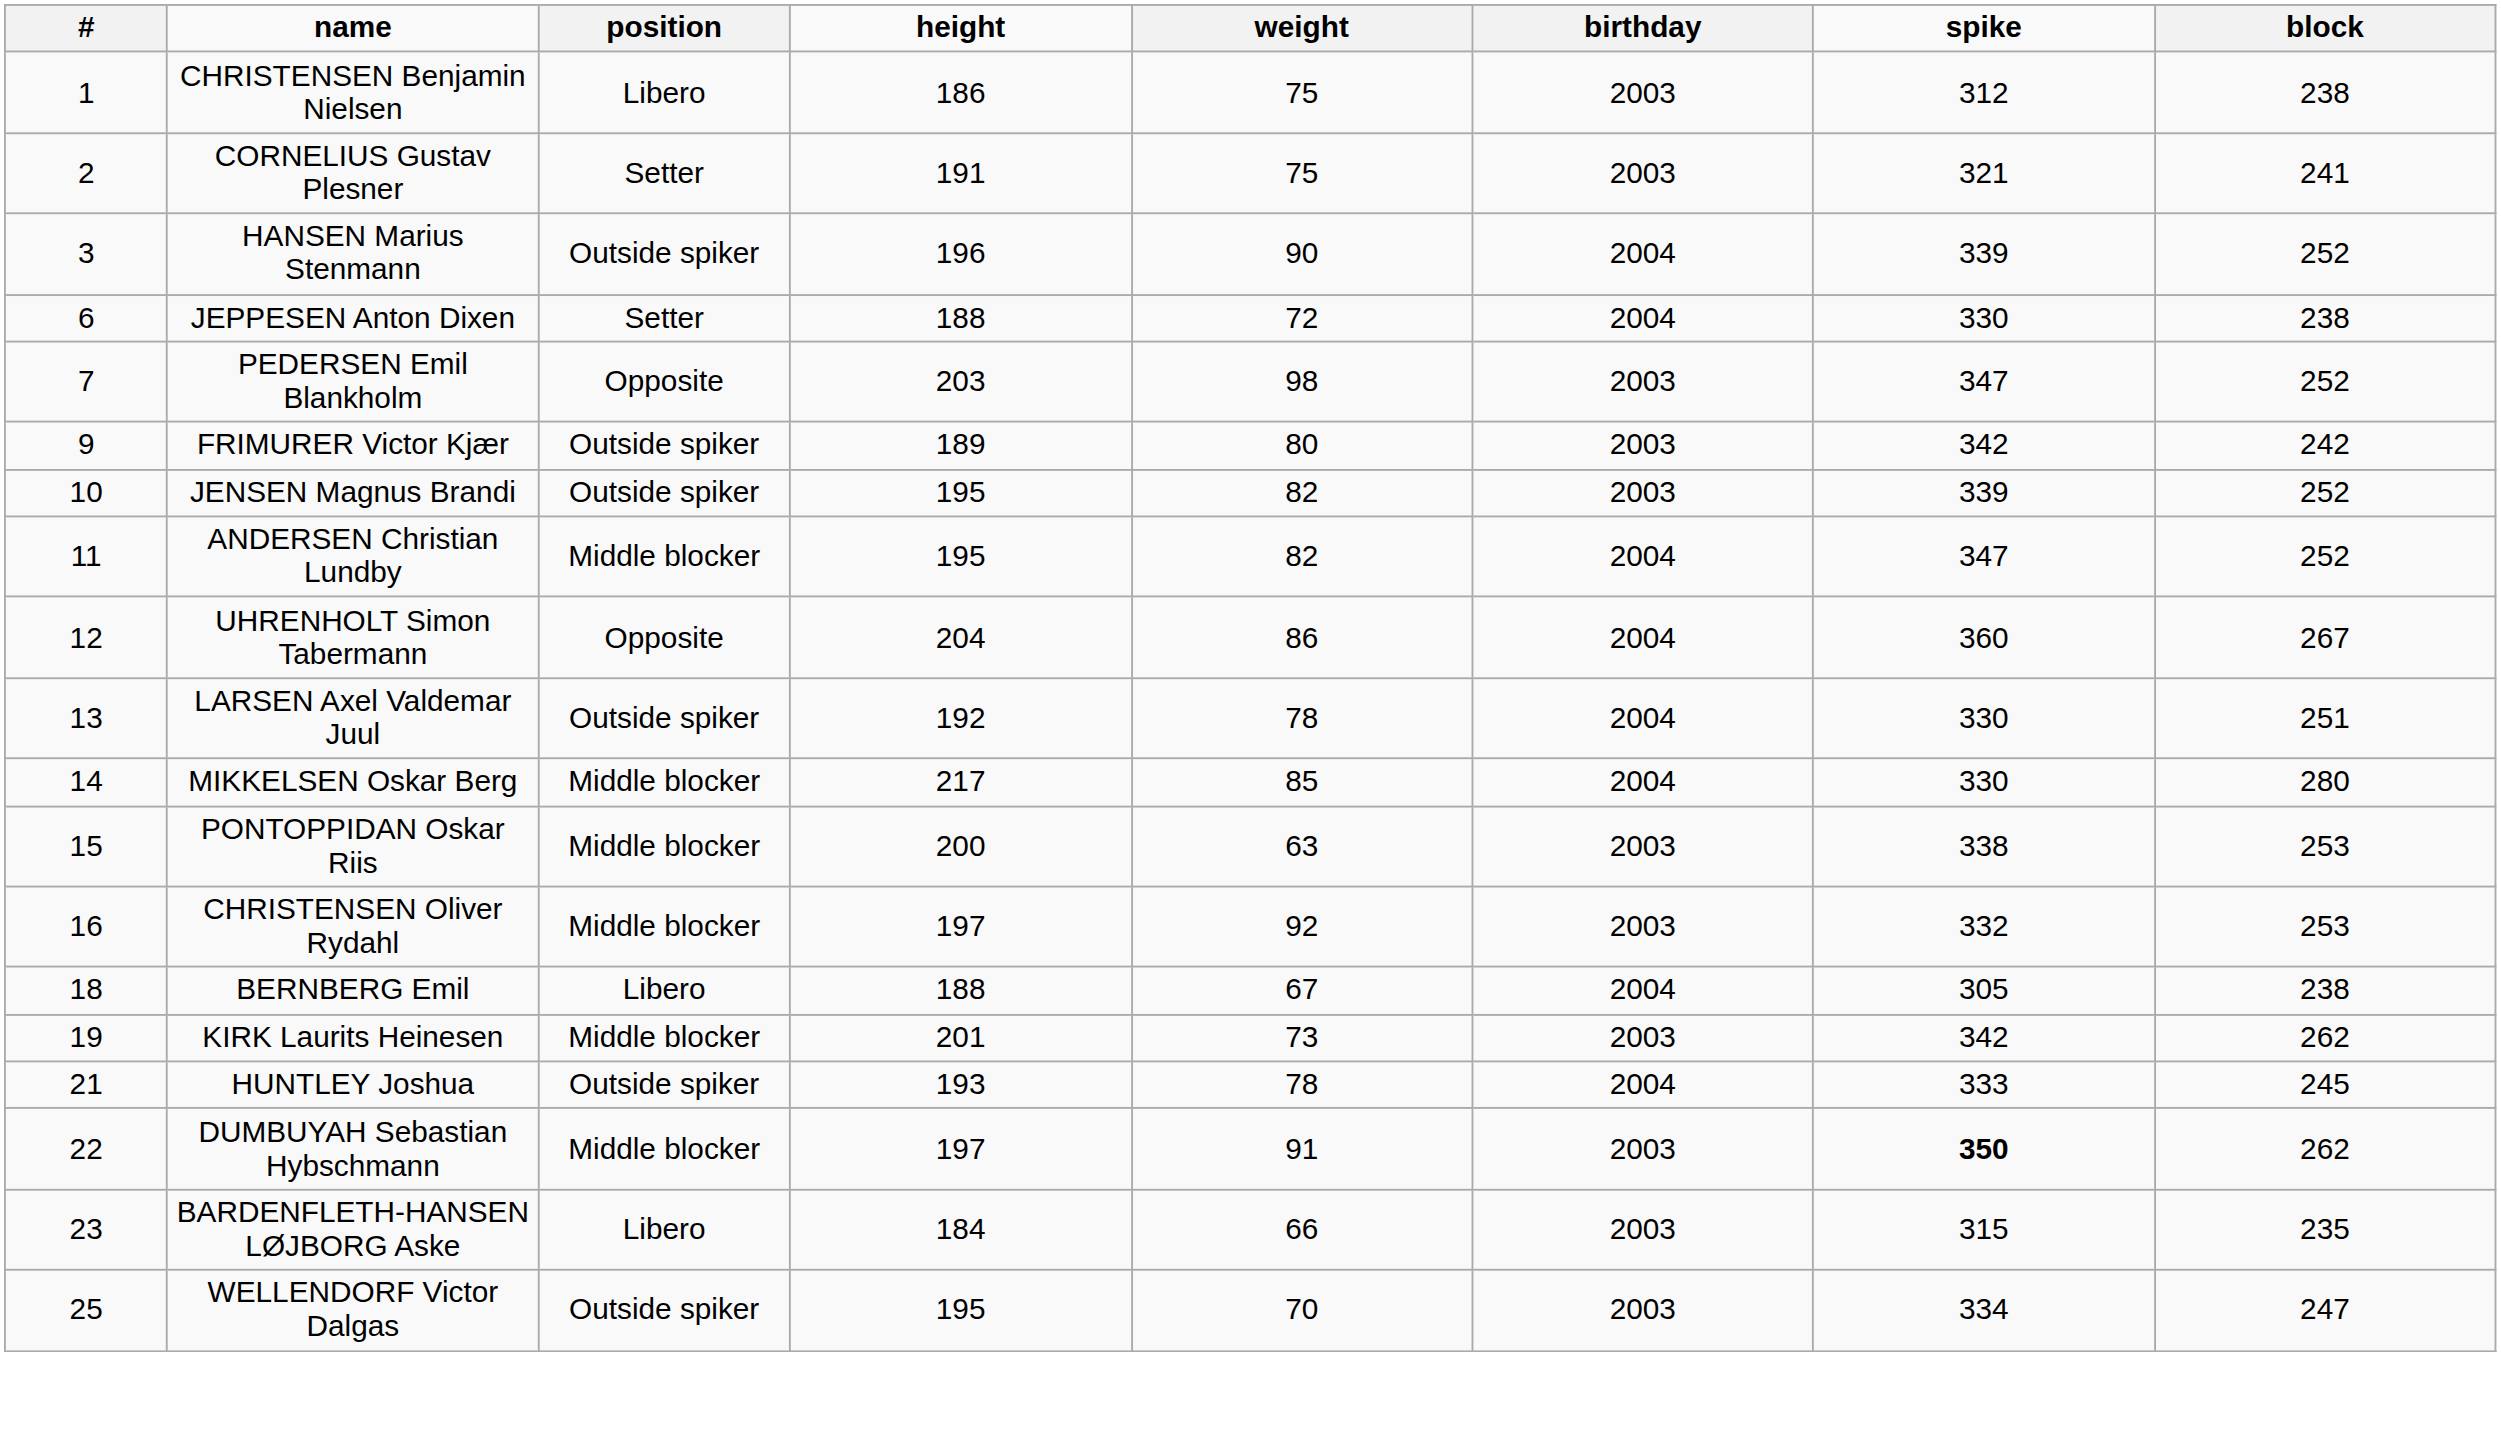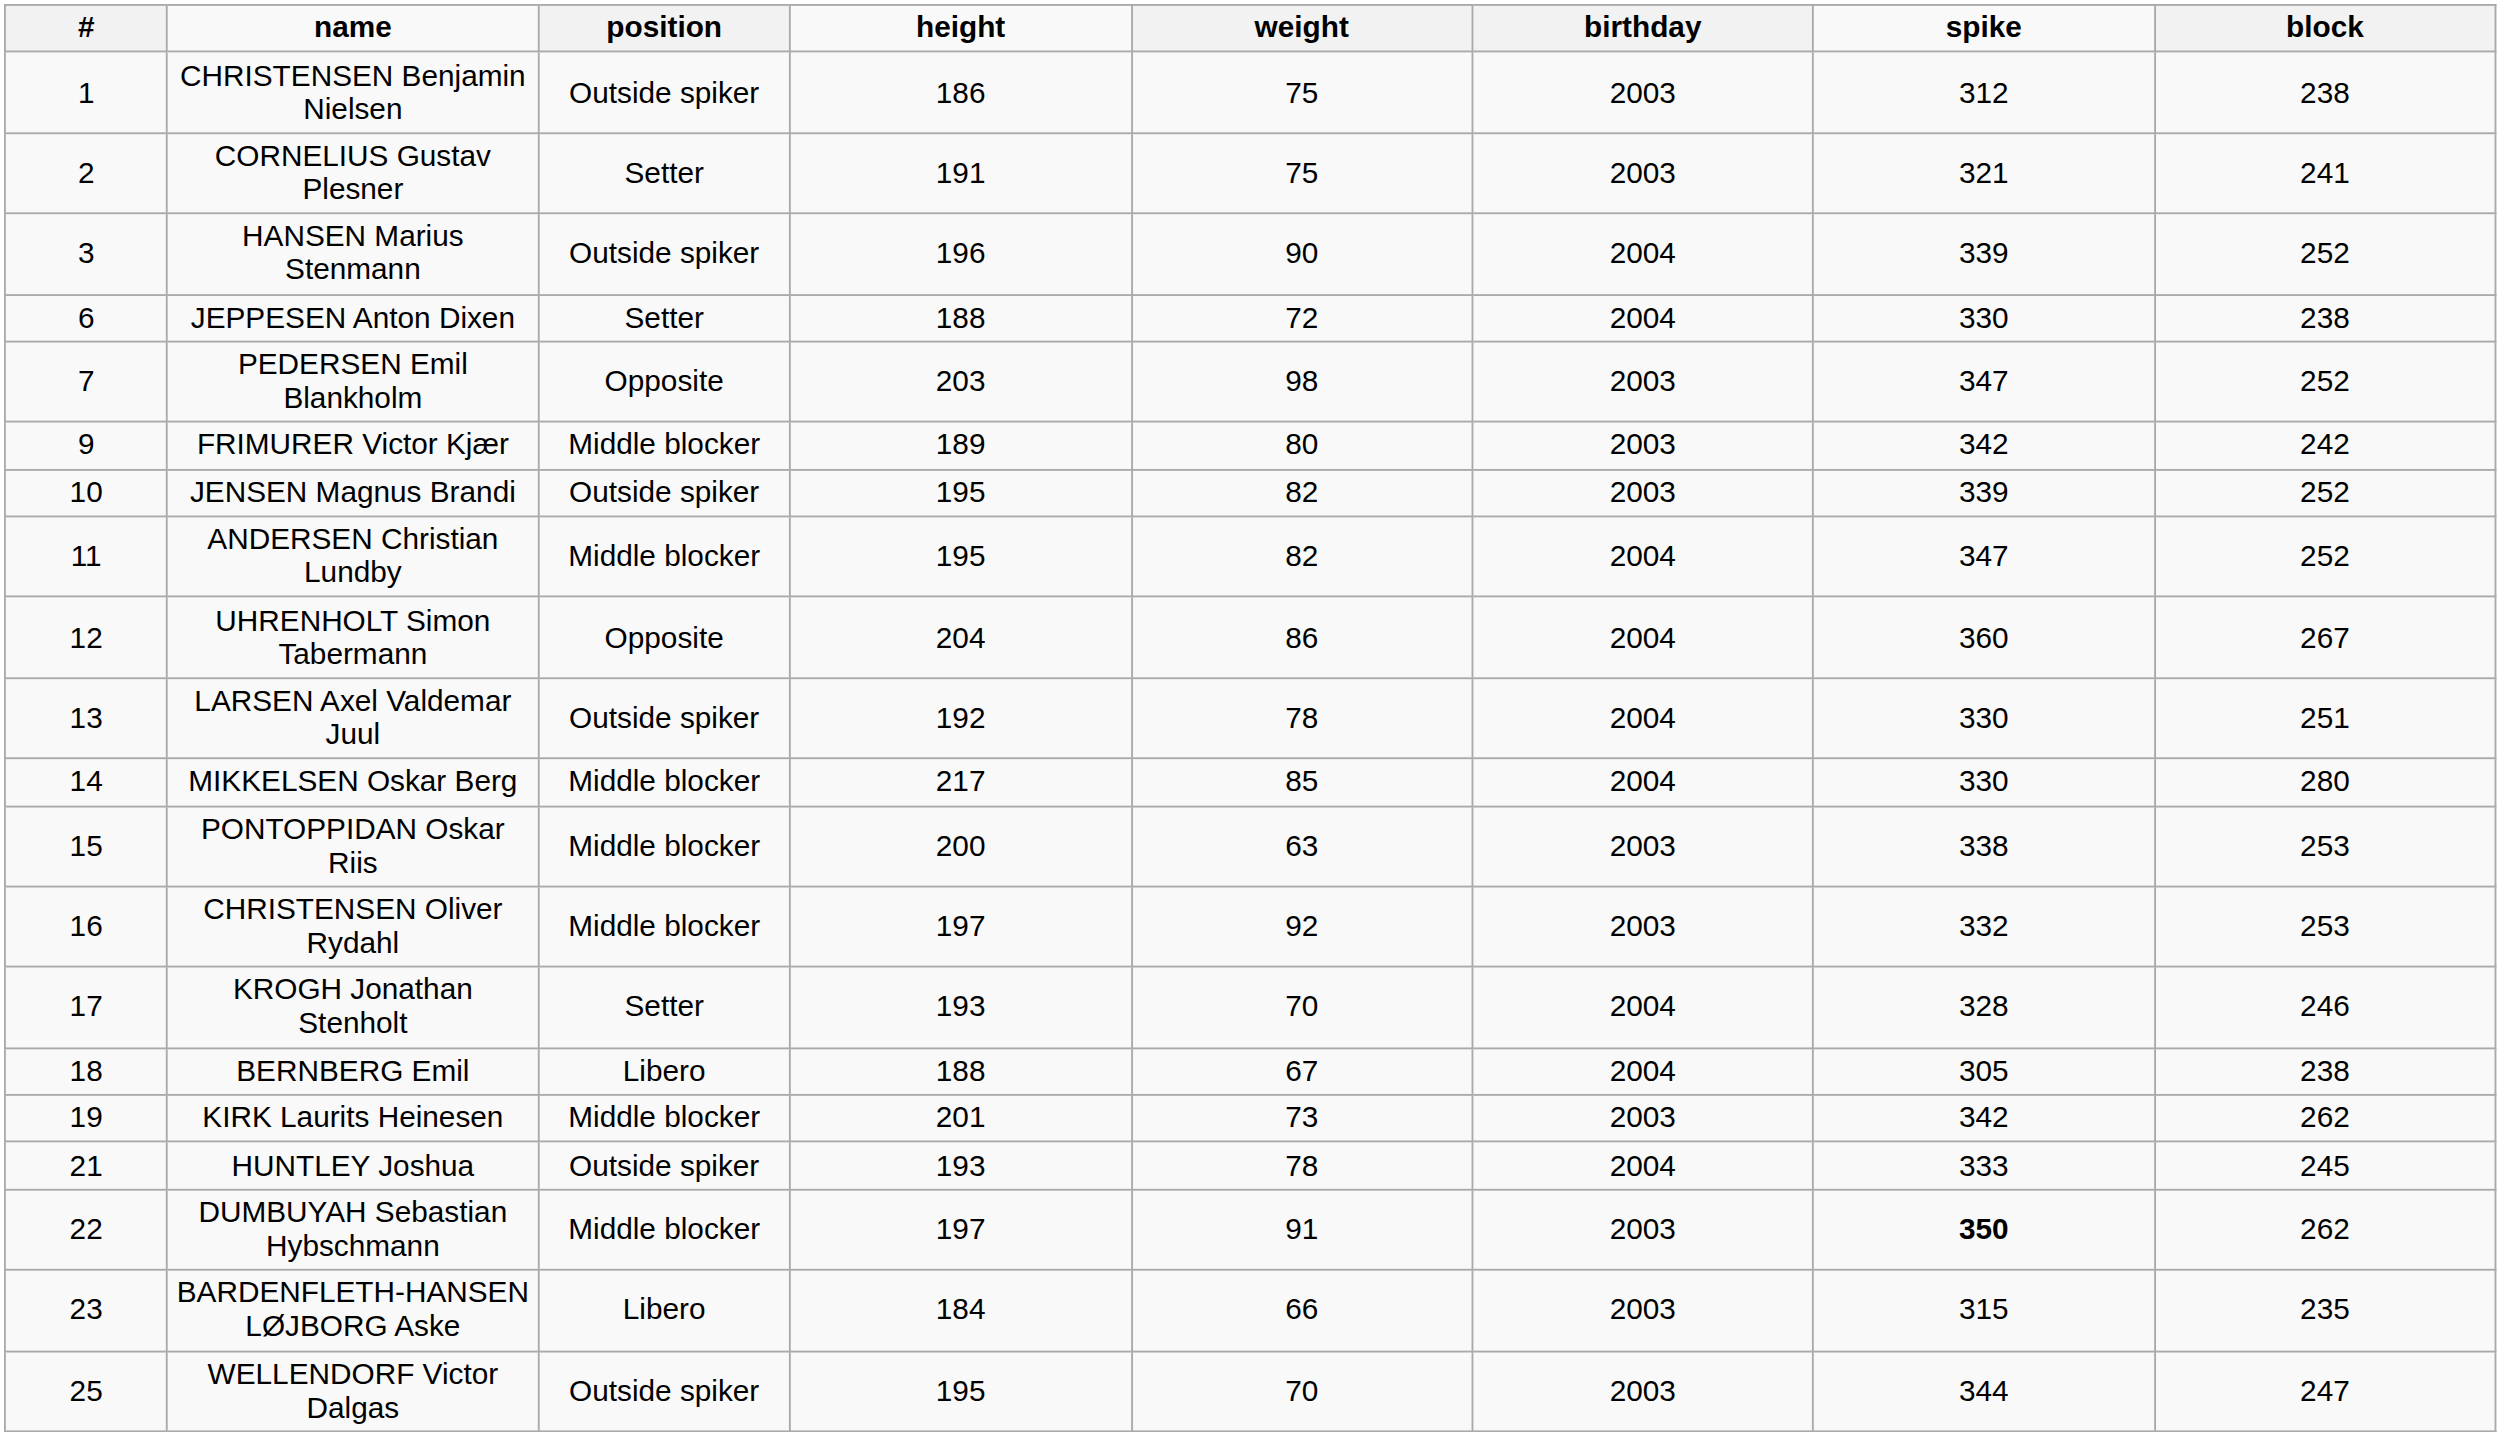(664, 92) Libero -> (664, 92) Outside spiker
(664, 445) Outside spiker -> (664, 445) Middle blocker
+ row: (353, 1006)
(1984, 1309) 334 -> (1984, 1390) 344
